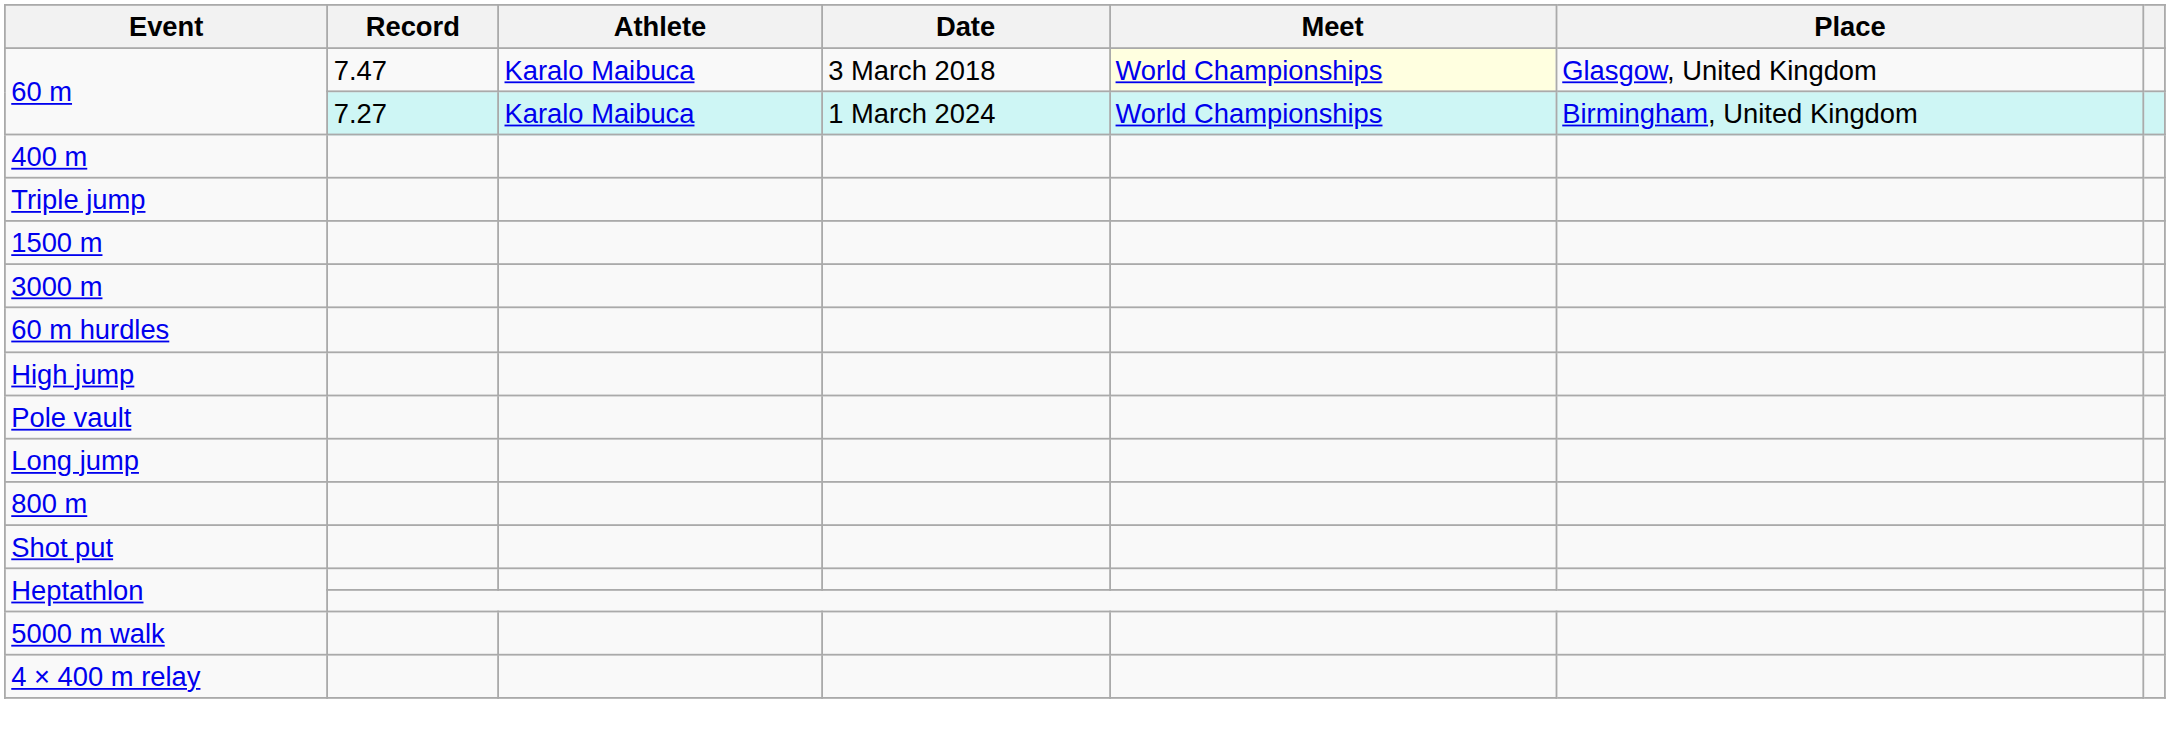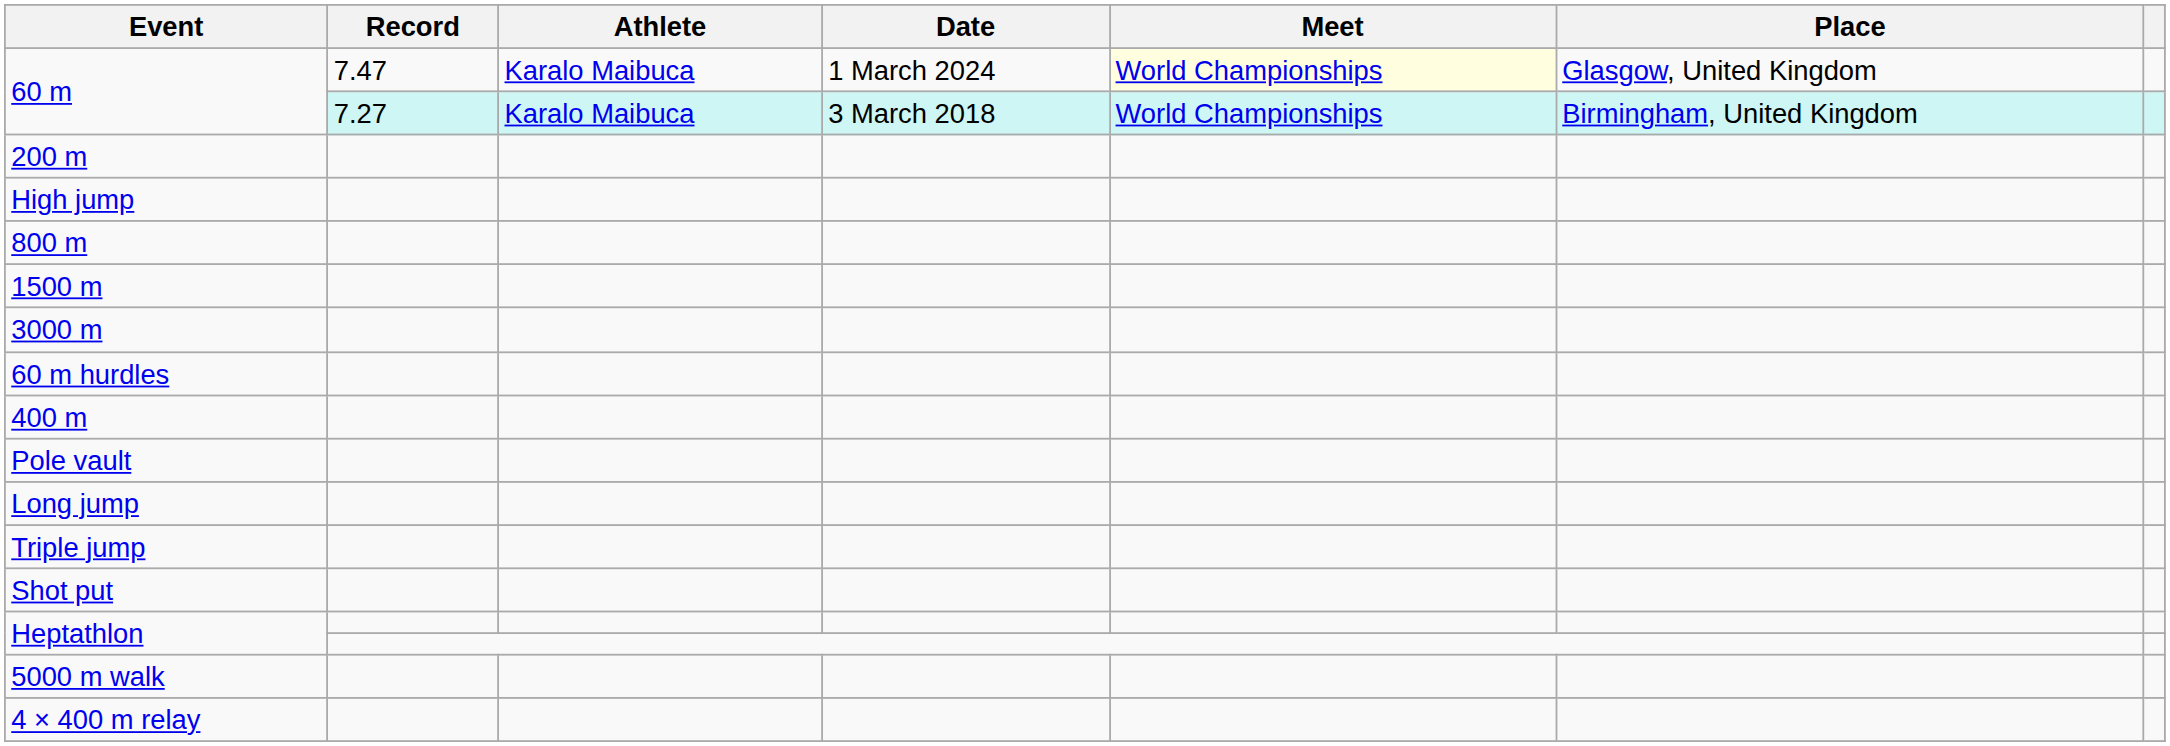(912, 70) 3 March 2018 -> (912, 70) 1 March 2024
(912, 113) 1 March 2024 -> (912, 113) 3 March 2018
+ row: (49, 157)
rows swapped: (49, 157) <-> (73, 373)
rows swapped: (49, 503) <-> (78, 200)
